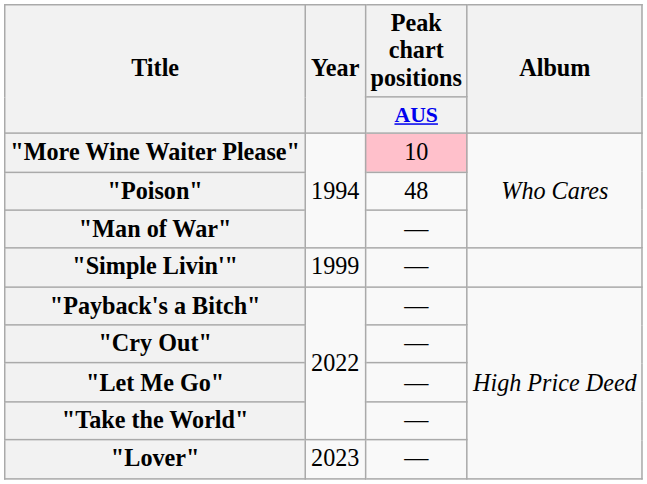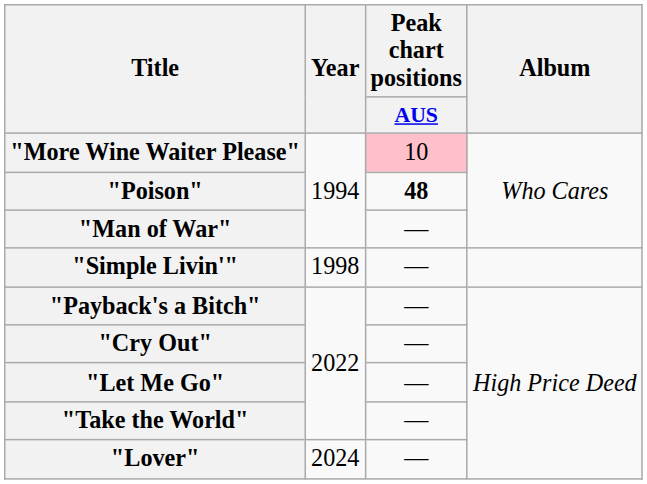(416, 190) normal -> (416, 190) bold
(335, 267) 1999 -> (335, 267) 1998
(335, 458) 2023 -> (335, 458) 2024
